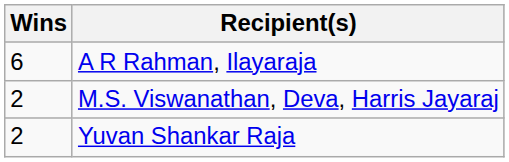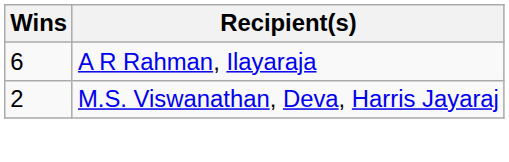- row: (187, 136)
